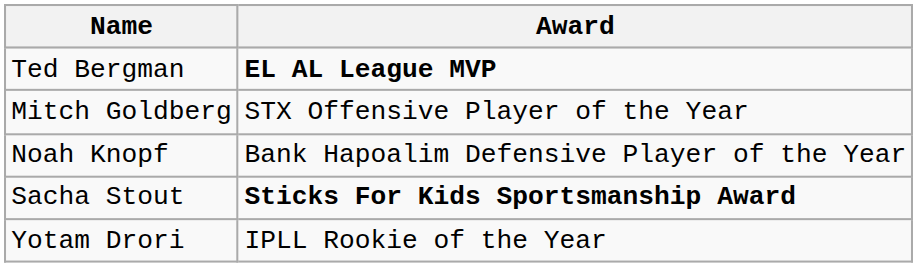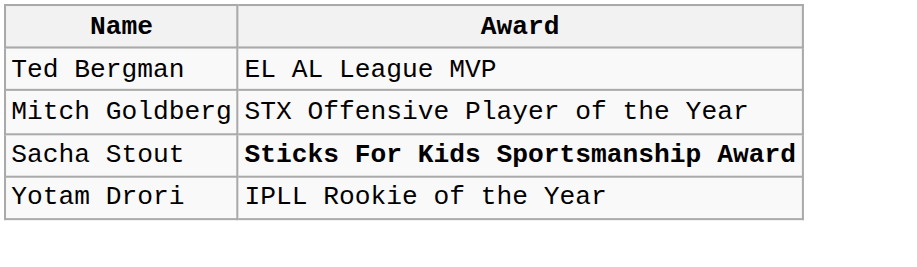(370, 69) bold -> (370, 69) normal
- row: (90, 155)
